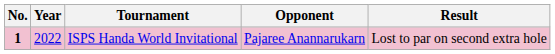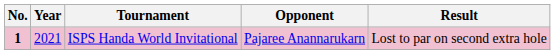(48, 38) 2022 -> (48, 38) 2021
